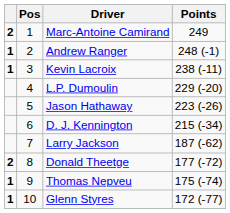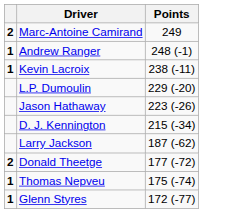- column: (30, 14)
